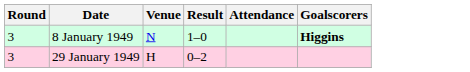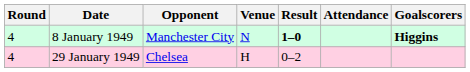+ column: (190, 15)
(11, 36) 3 -> (11, 36) 4
(197, 36) normal -> (291, 36) bold
(11, 57) 3 -> (11, 57) 4
